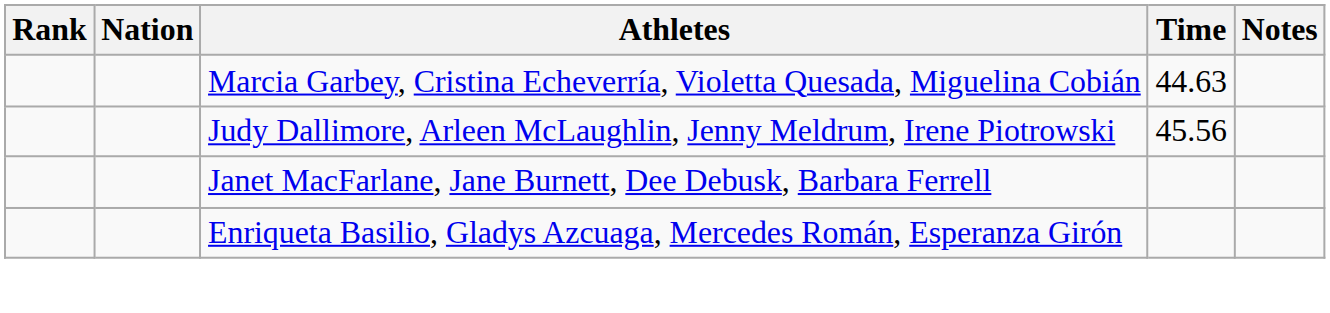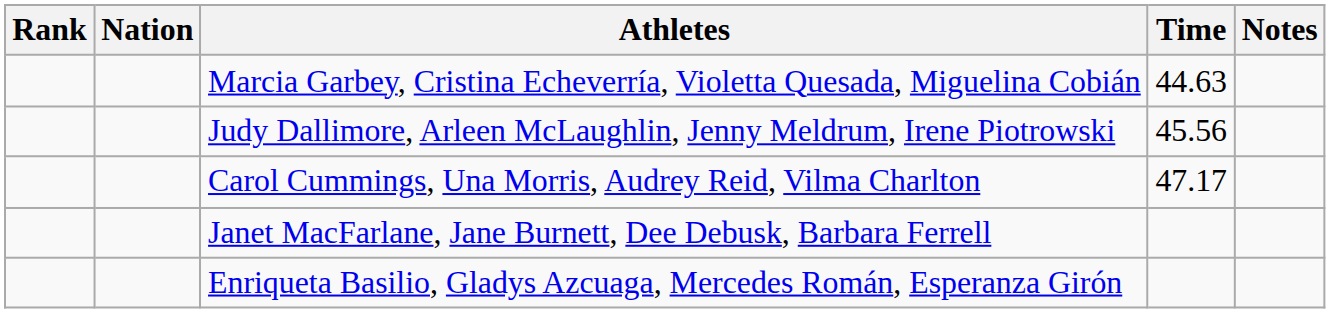+ row: (594, 181)
